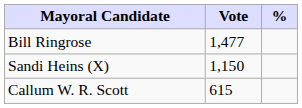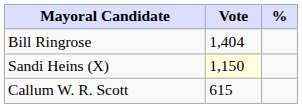(227, 41) 1,477 -> (227, 41) 1,404
(227, 66) no background -> (227, 66) lightyellow background
